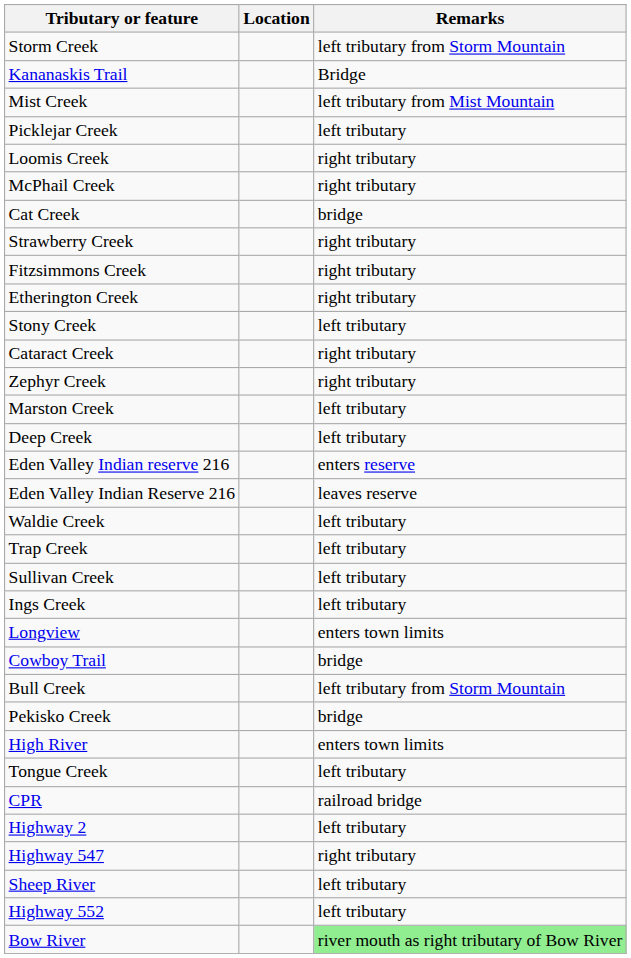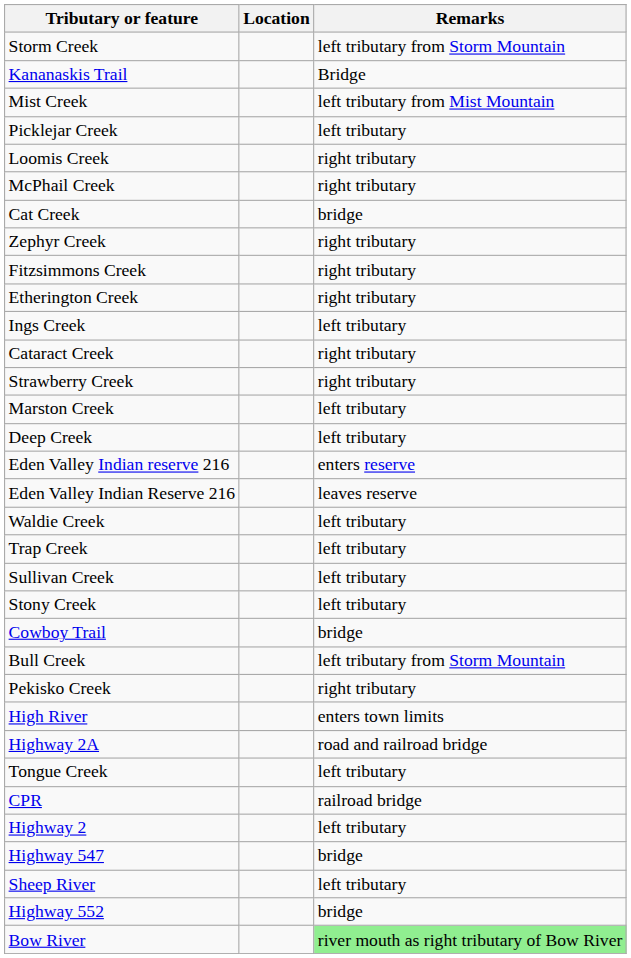rows swapped: (71, 241) <-> (57, 381)
rows swapped: (52, 325) <-> (47, 604)
- row: (44, 632)
(340, 716) bridge -> (367, 688) right tributary
+ row: (54, 744)
(367, 855) right tributary -> (340, 855) bridge
(362, 911) left tributary -> (340, 911) bridge
